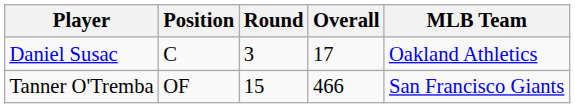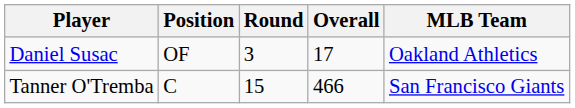(170, 53) C -> (176, 53) OF
(176, 86) OF -> (170, 86) C
